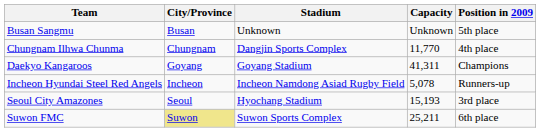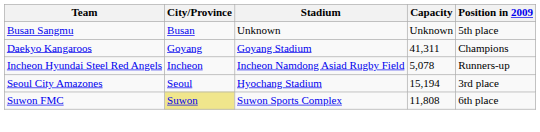- row: (65, 48)
(425, 100) 15,193 -> (425, 83) 15,194
(424, 118) 25,211 -> (424, 100) 11,808
